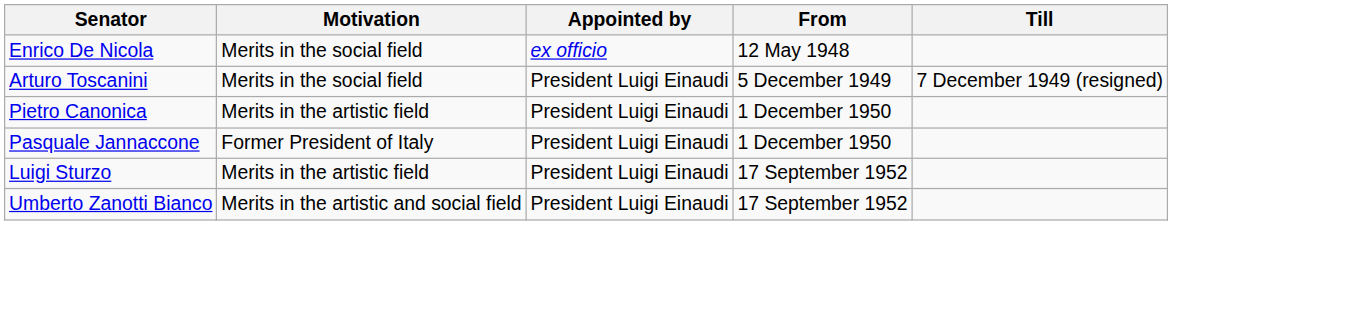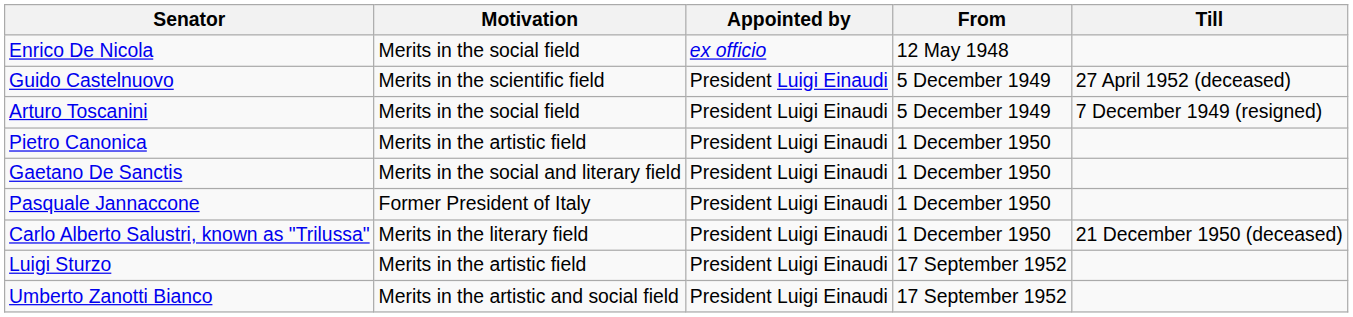+ row: (91, 81)
+ row: (96, 173)
+ row: (189, 234)
